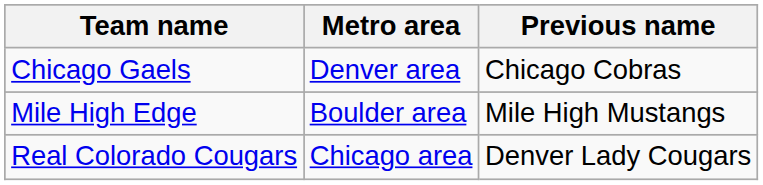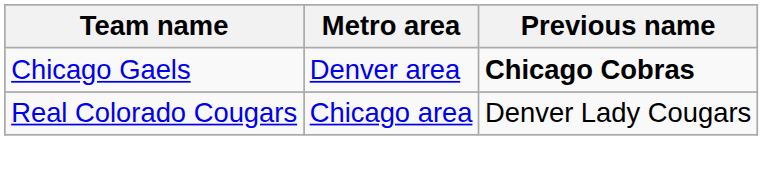(583, 69) normal -> (590, 69) bold
- row: (104, 112)
